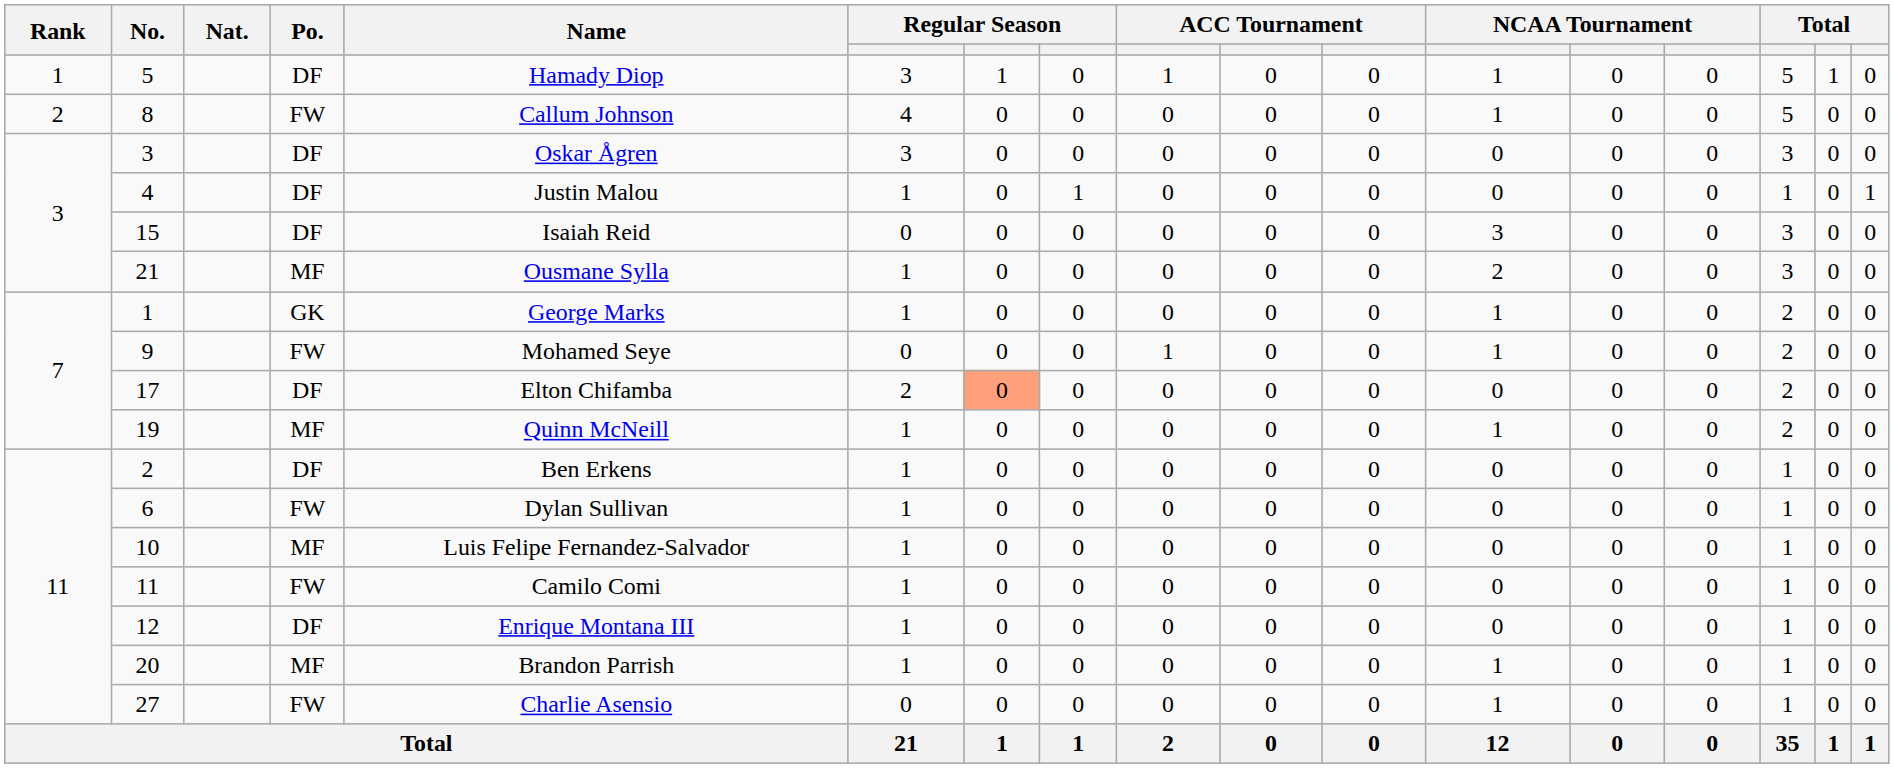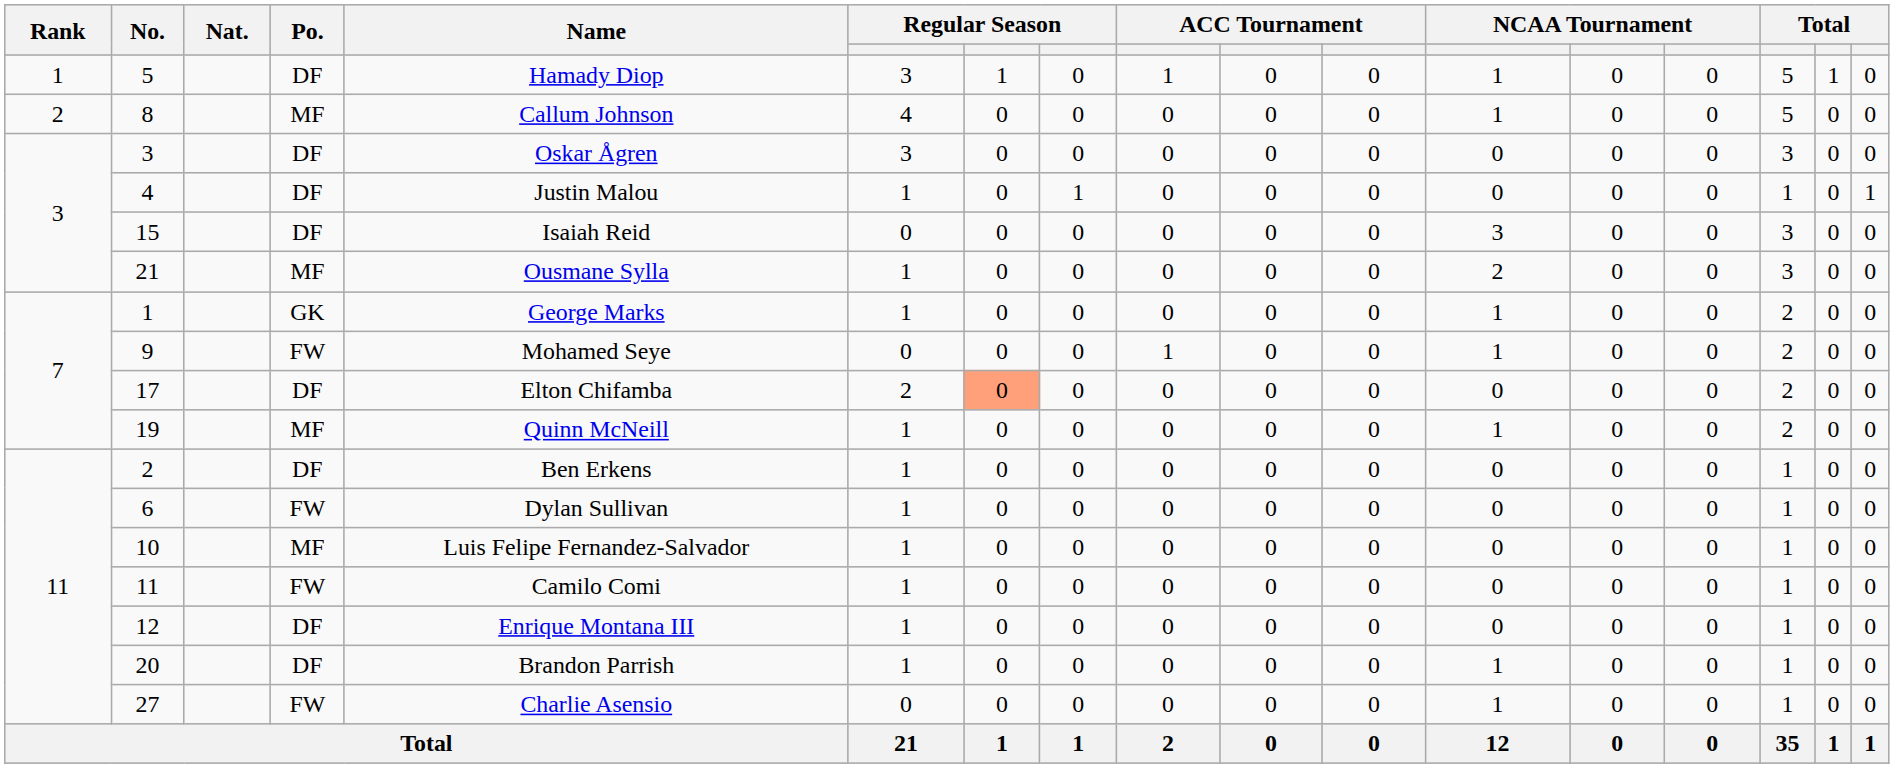(307, 114) FW -> (307, 114) MF
(307, 665) MF -> (307, 665) DF
